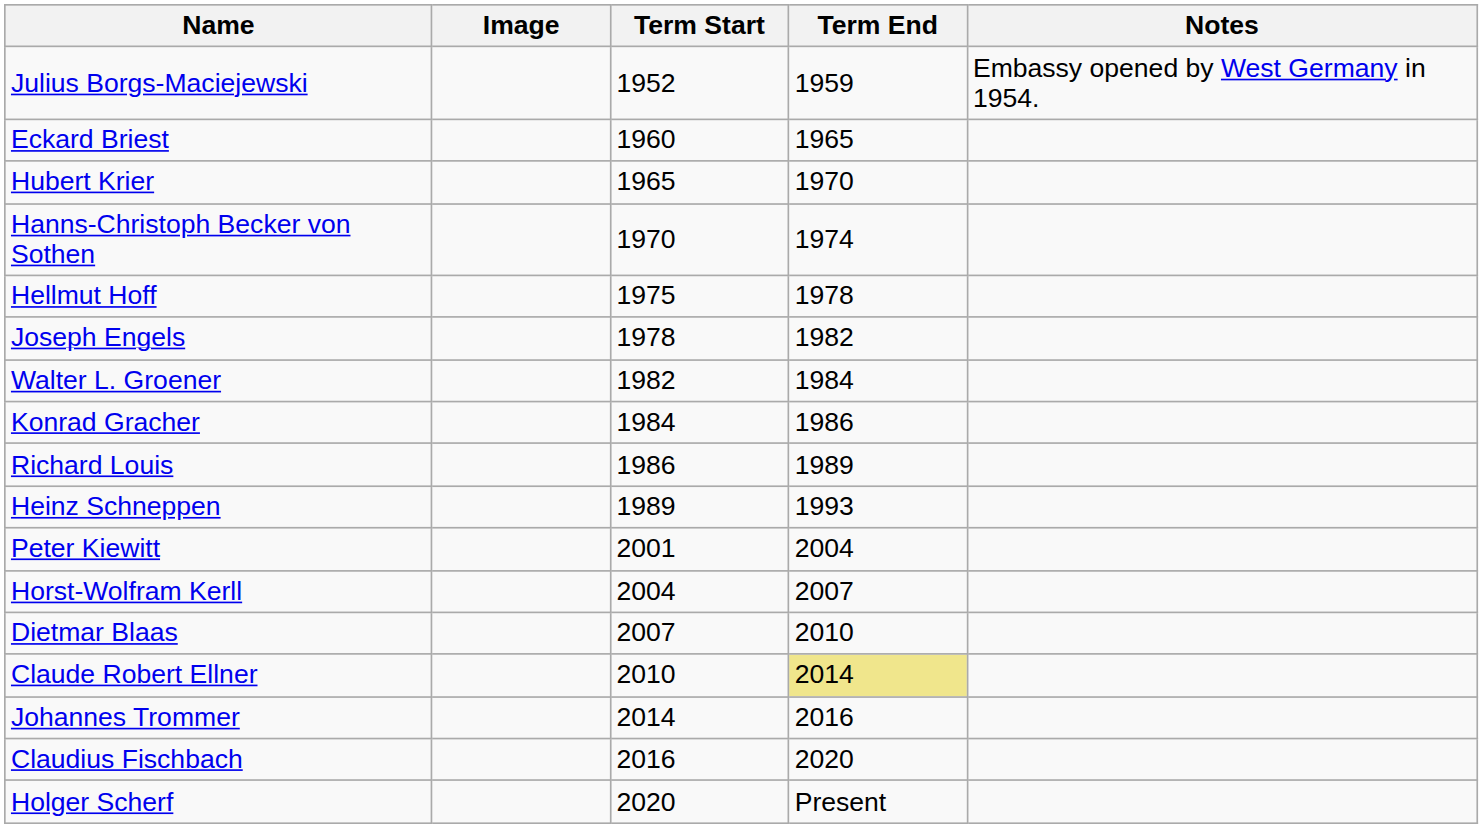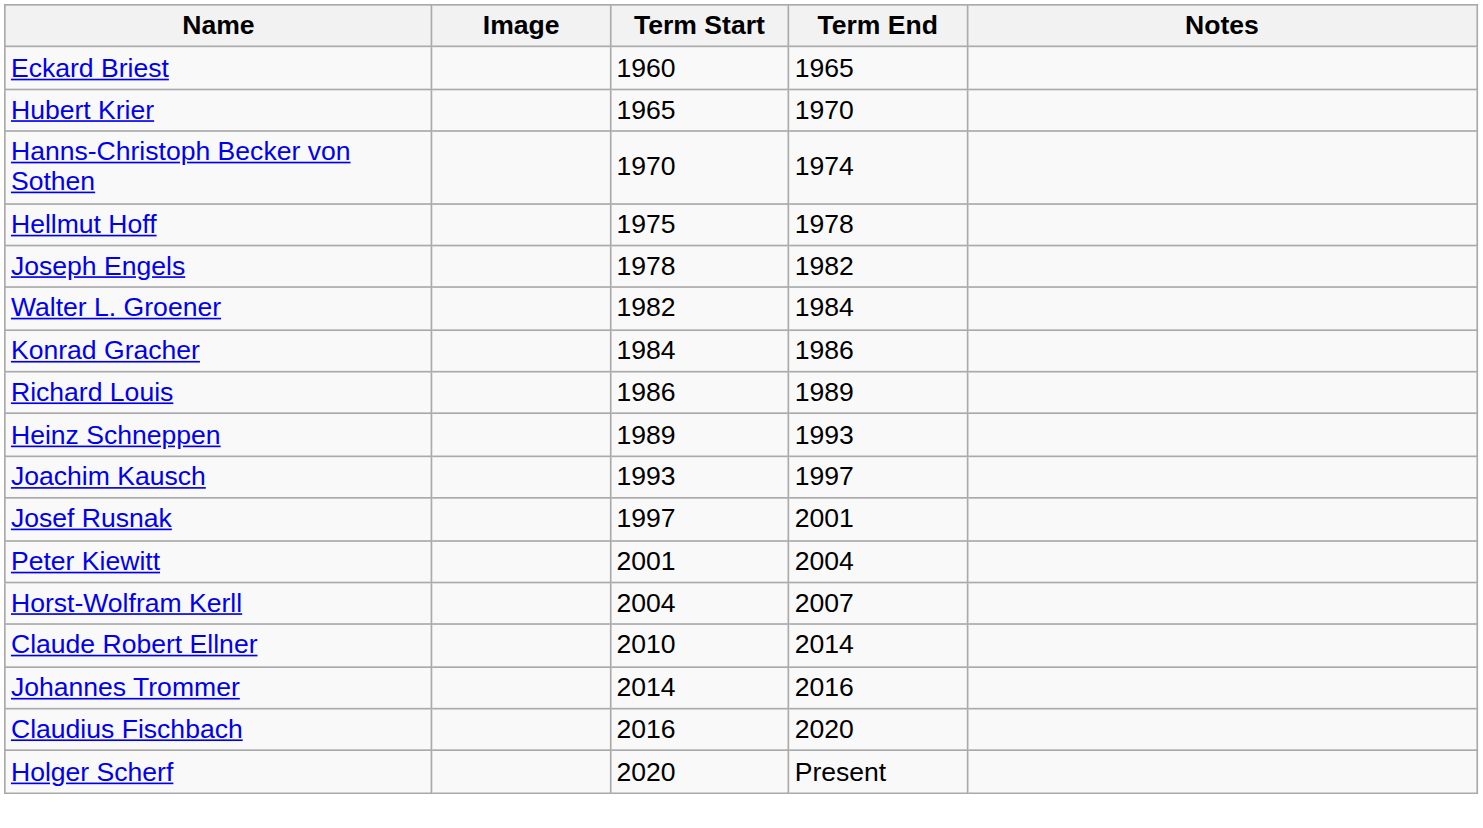- row: (159, 82)
+ row: (108, 476)
+ row: (91, 518)
- row: (94, 632)
(824, 675) khaki background -> (824, 645) no background
